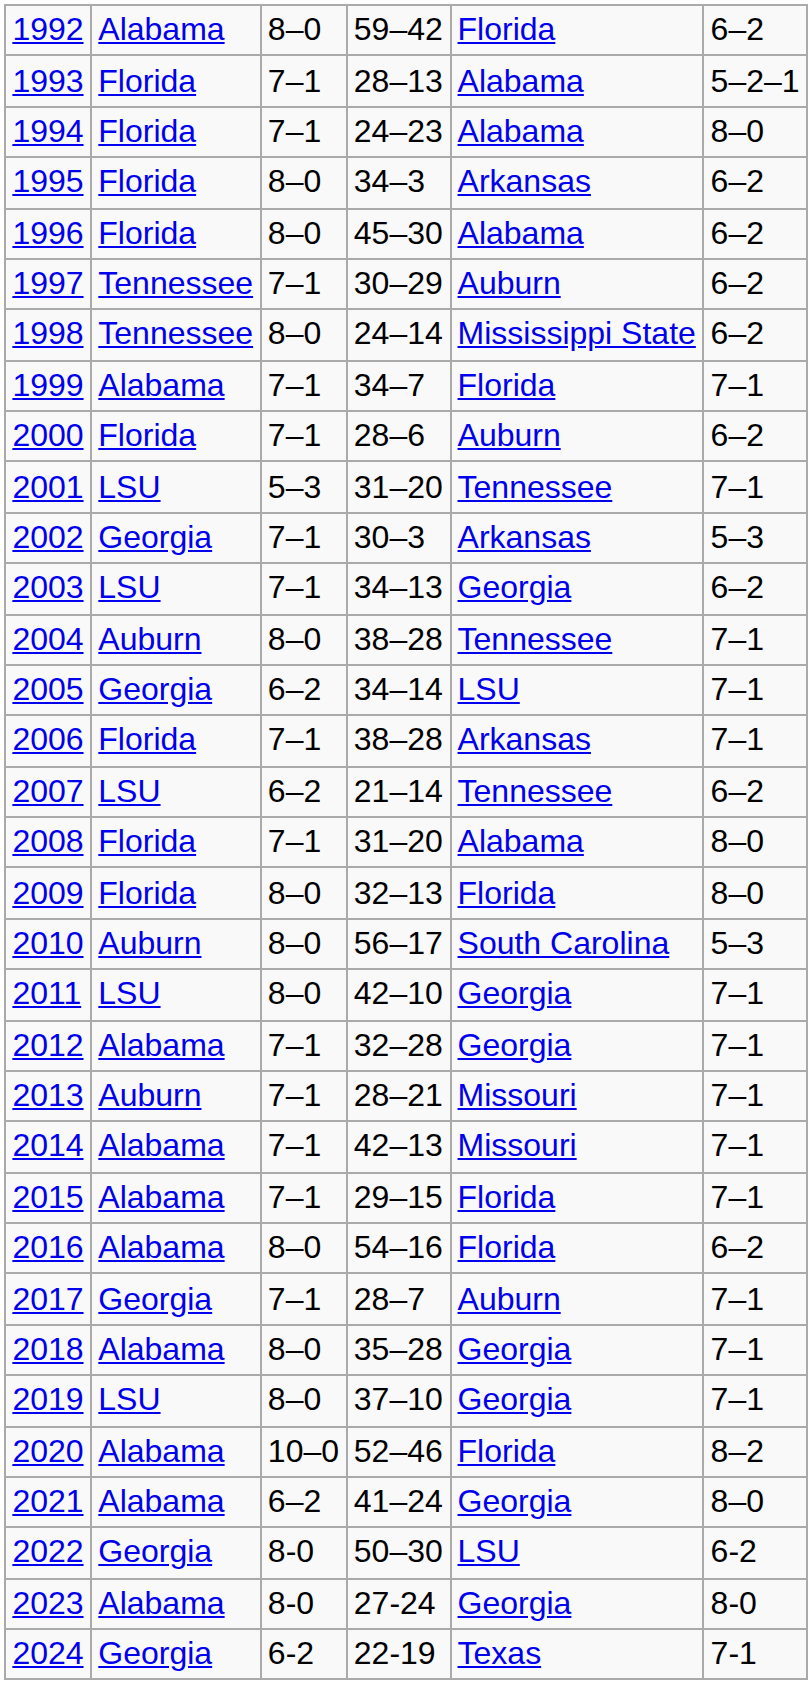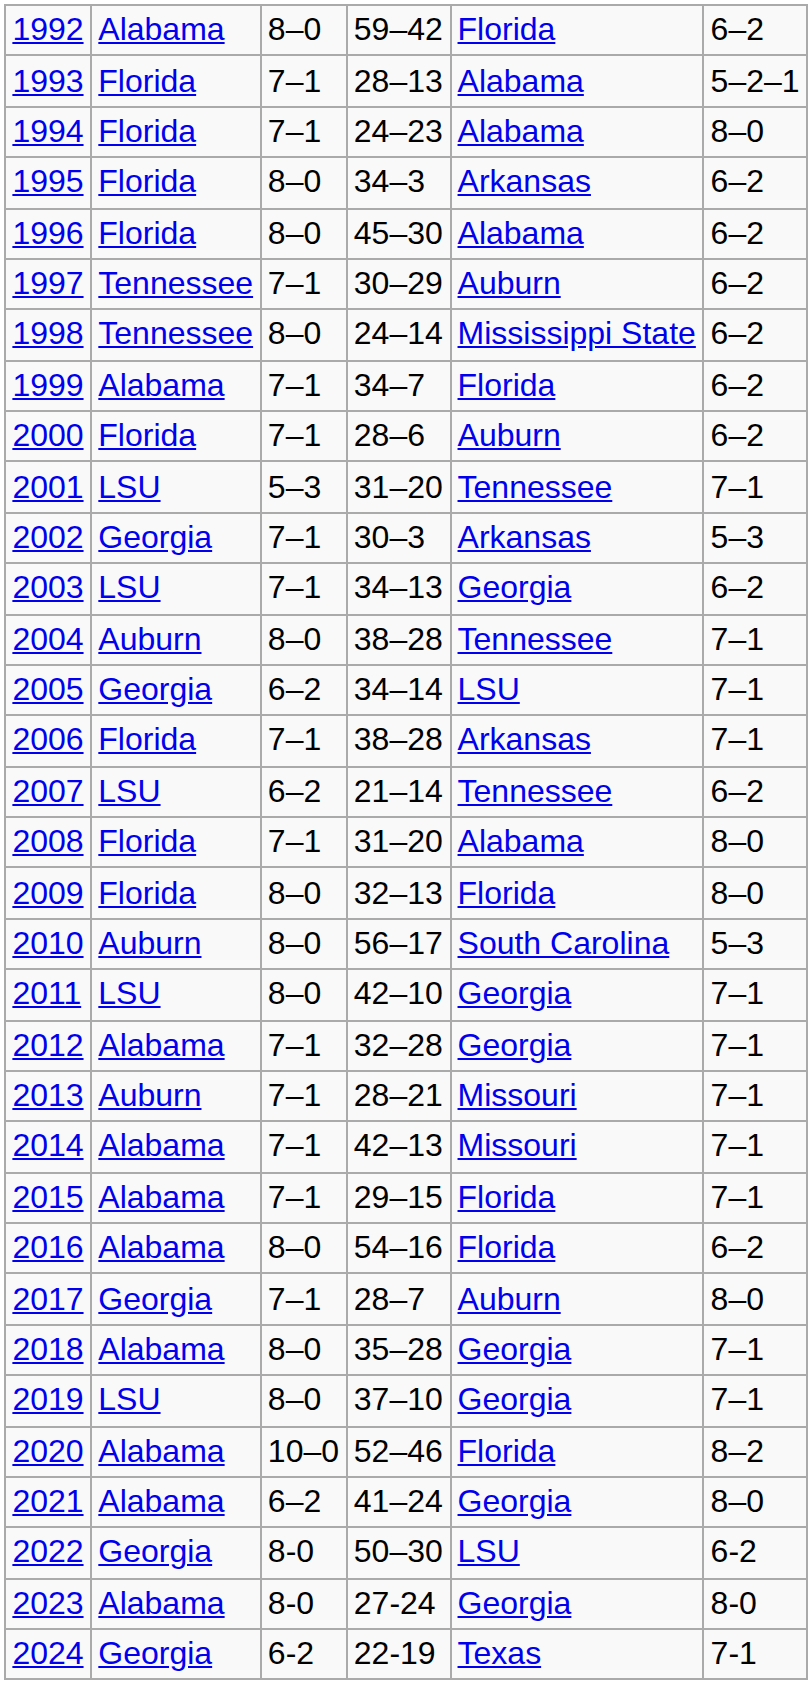(737, 385) 7–1 -> (737, 385) 6–2
(737, 1298) 7–1 -> (737, 1298) 8–0
